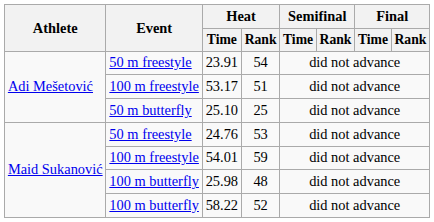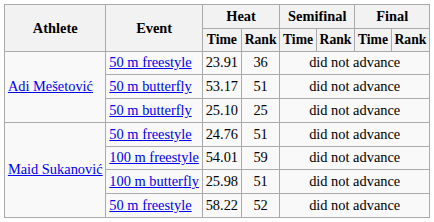(261, 62) 54 -> (261, 62) 36
(154, 86) 100 m freestyle -> (151, 86) 50 m butterfly
(261, 134) 53 -> (261, 134) 51
(261, 181) 48 -> (261, 181) 51
(154, 205) 100 m butterfly -> (151, 205) 50 m freestyle
